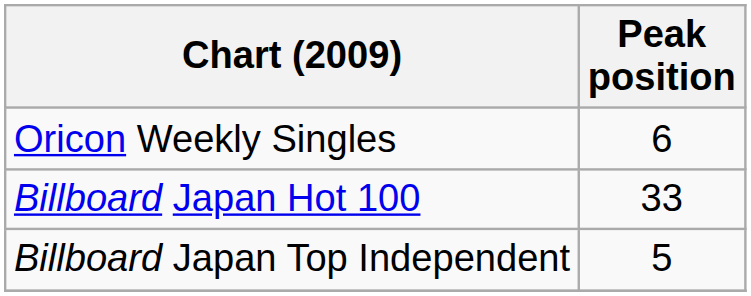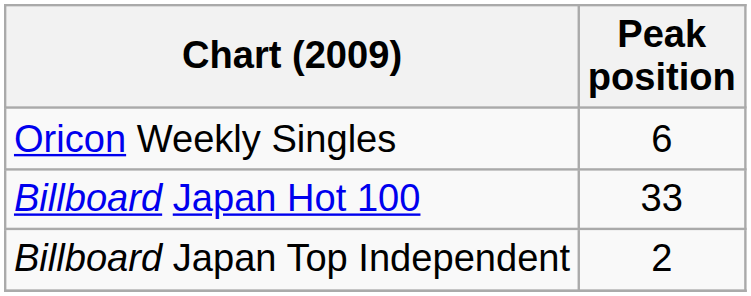(662, 258) 5 -> (662, 258) 2
